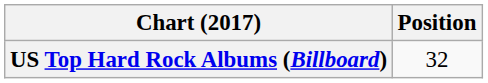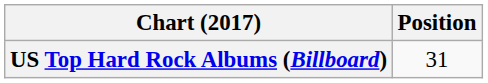(437, 58) 32 -> (437, 58) 31
